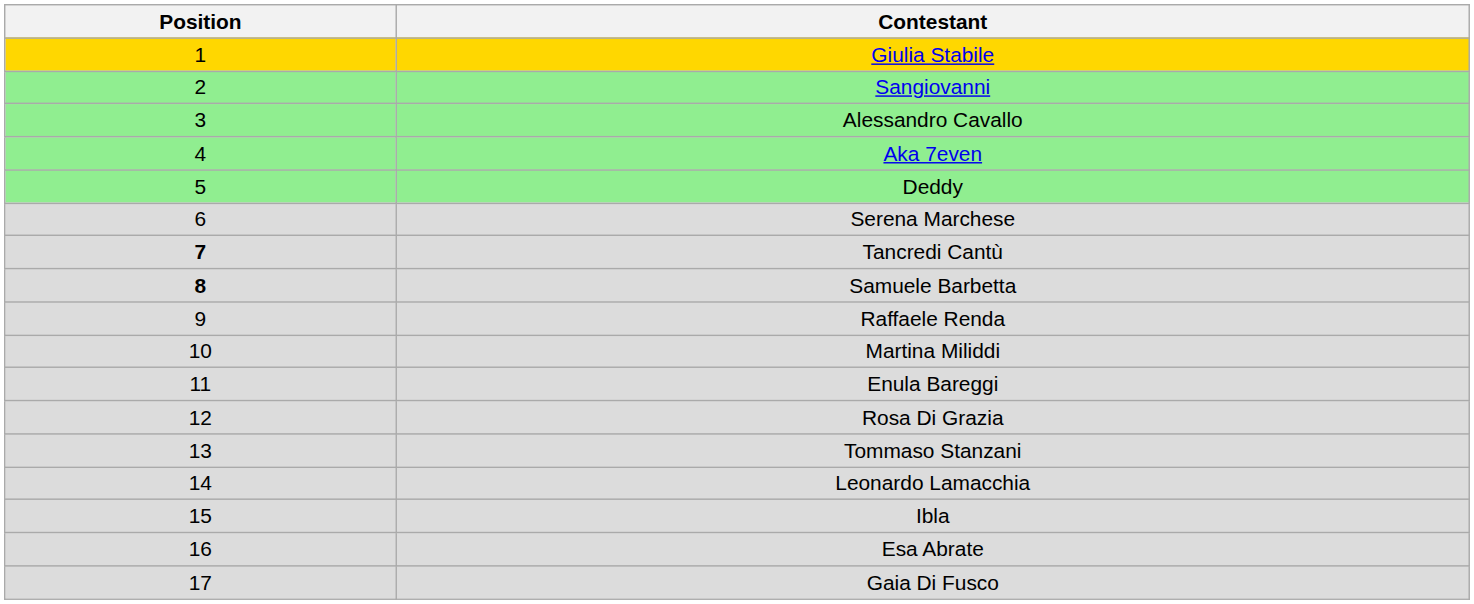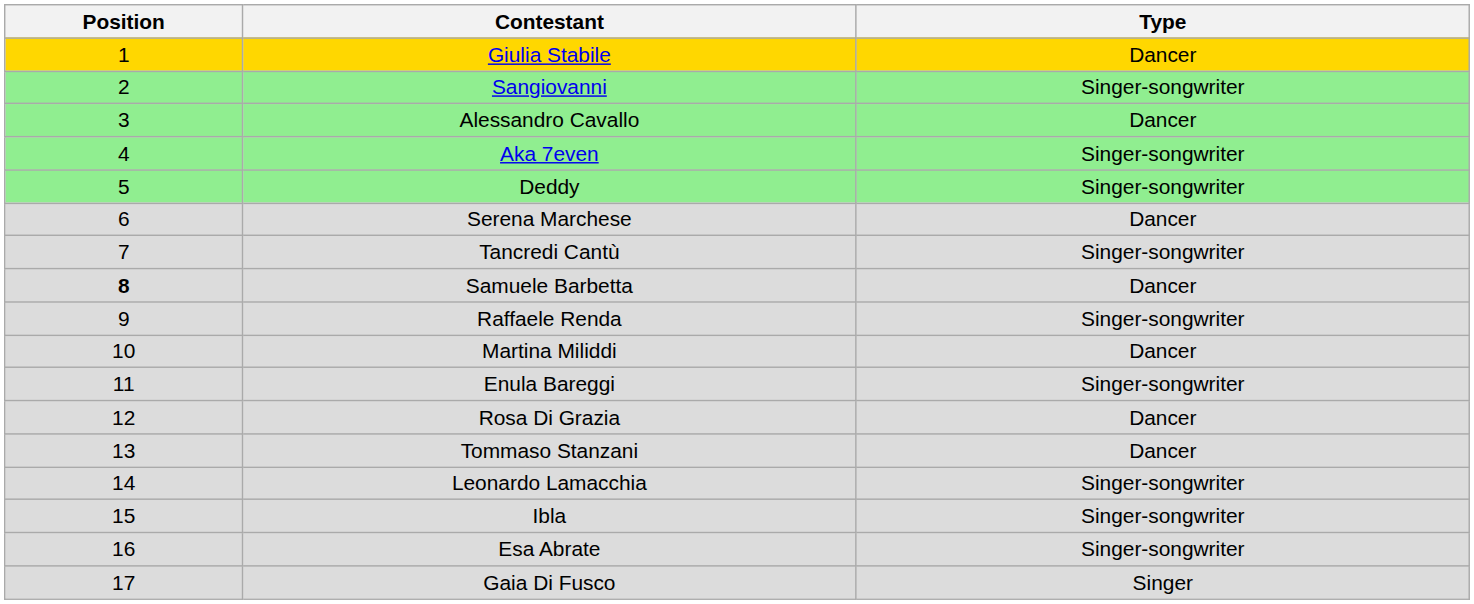+ column: (1163, 22)
(200, 253) bold -> (124, 253) normal
